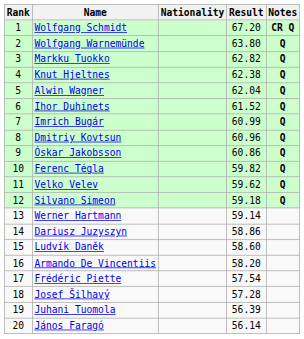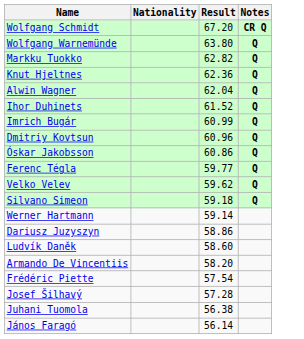- column: (18, 12)
(246, 75) 62.38 -> (219, 75) 62.36
(246, 169) 59.82 -> (219, 169) 59.77
(246, 310) 56.39 -> (219, 310) 56.38
